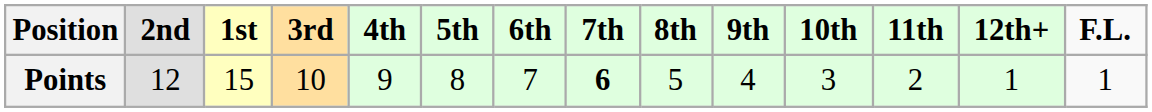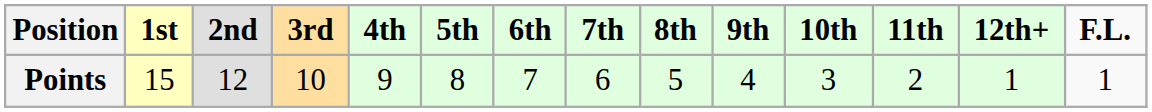columns swapped: (239, 29) <-> (165, 29)
(603, 80) bold -> (603, 80) normal
